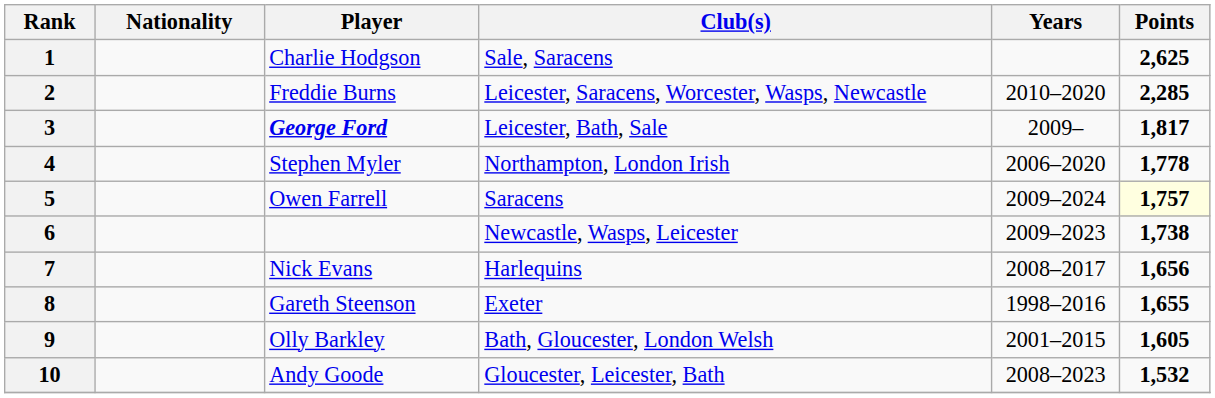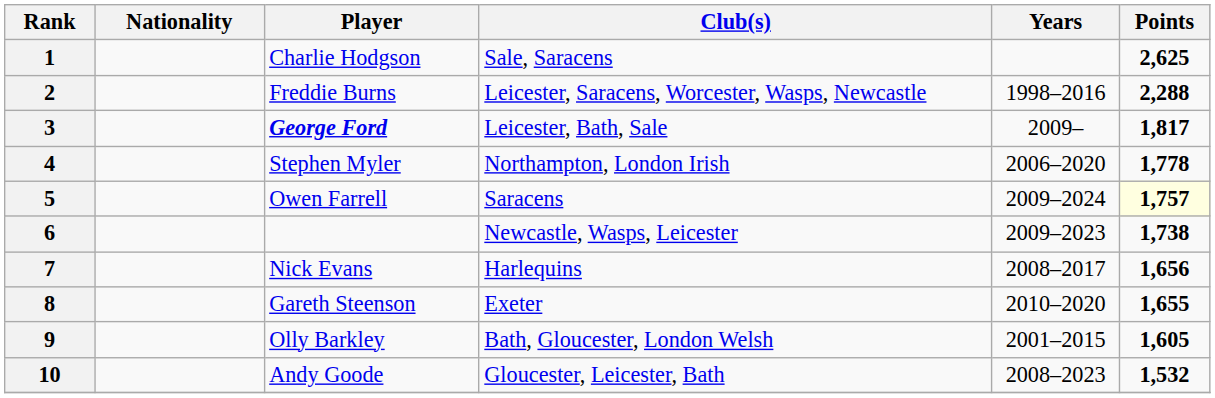(1056, 92) 2010–2020 -> (1056, 92) 1998–2016
(1164, 92) 2,285 -> (1164, 92) 2,288
(1056, 304) 1998–2016 -> (1056, 304) 2010–2020
